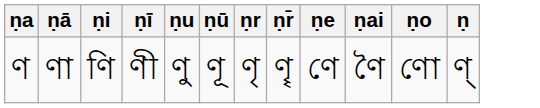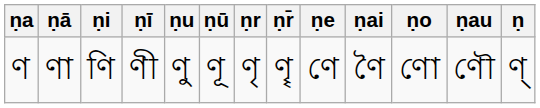+ column: (474, 20)
